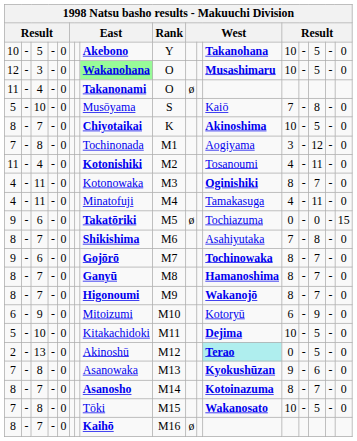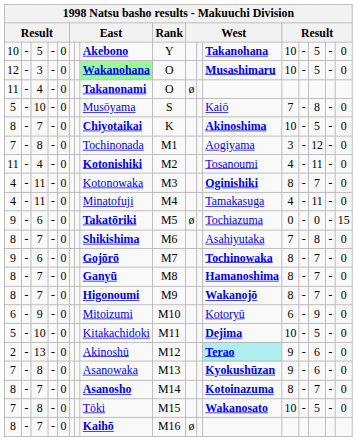(290, 351) 0 -> (290, 351) 9
(317, 351) 5 -> (317, 351) 6
